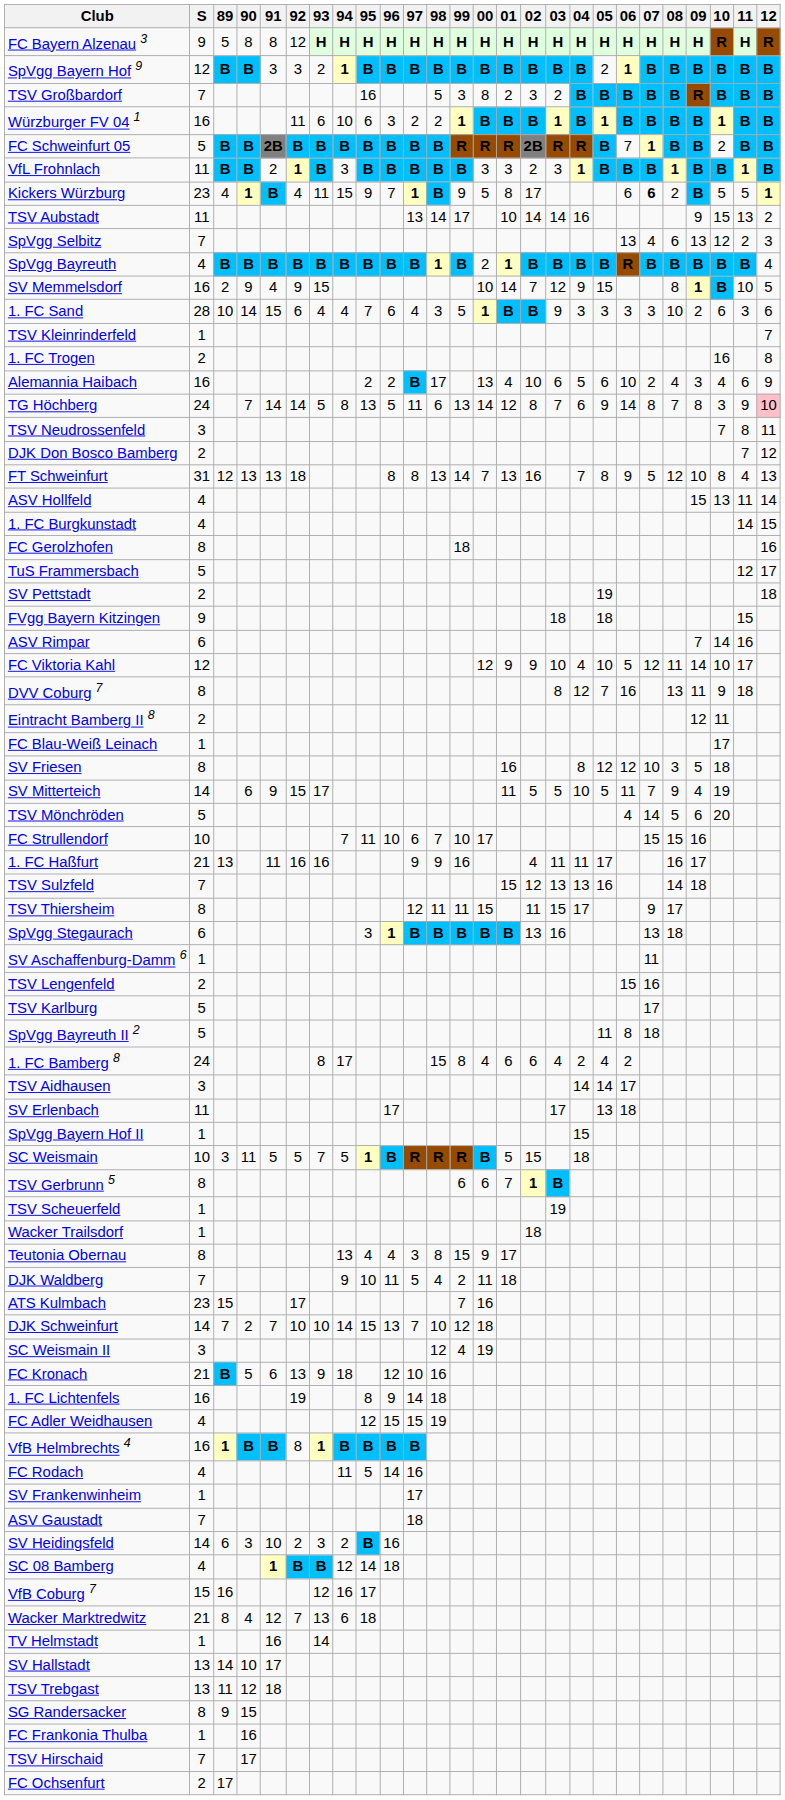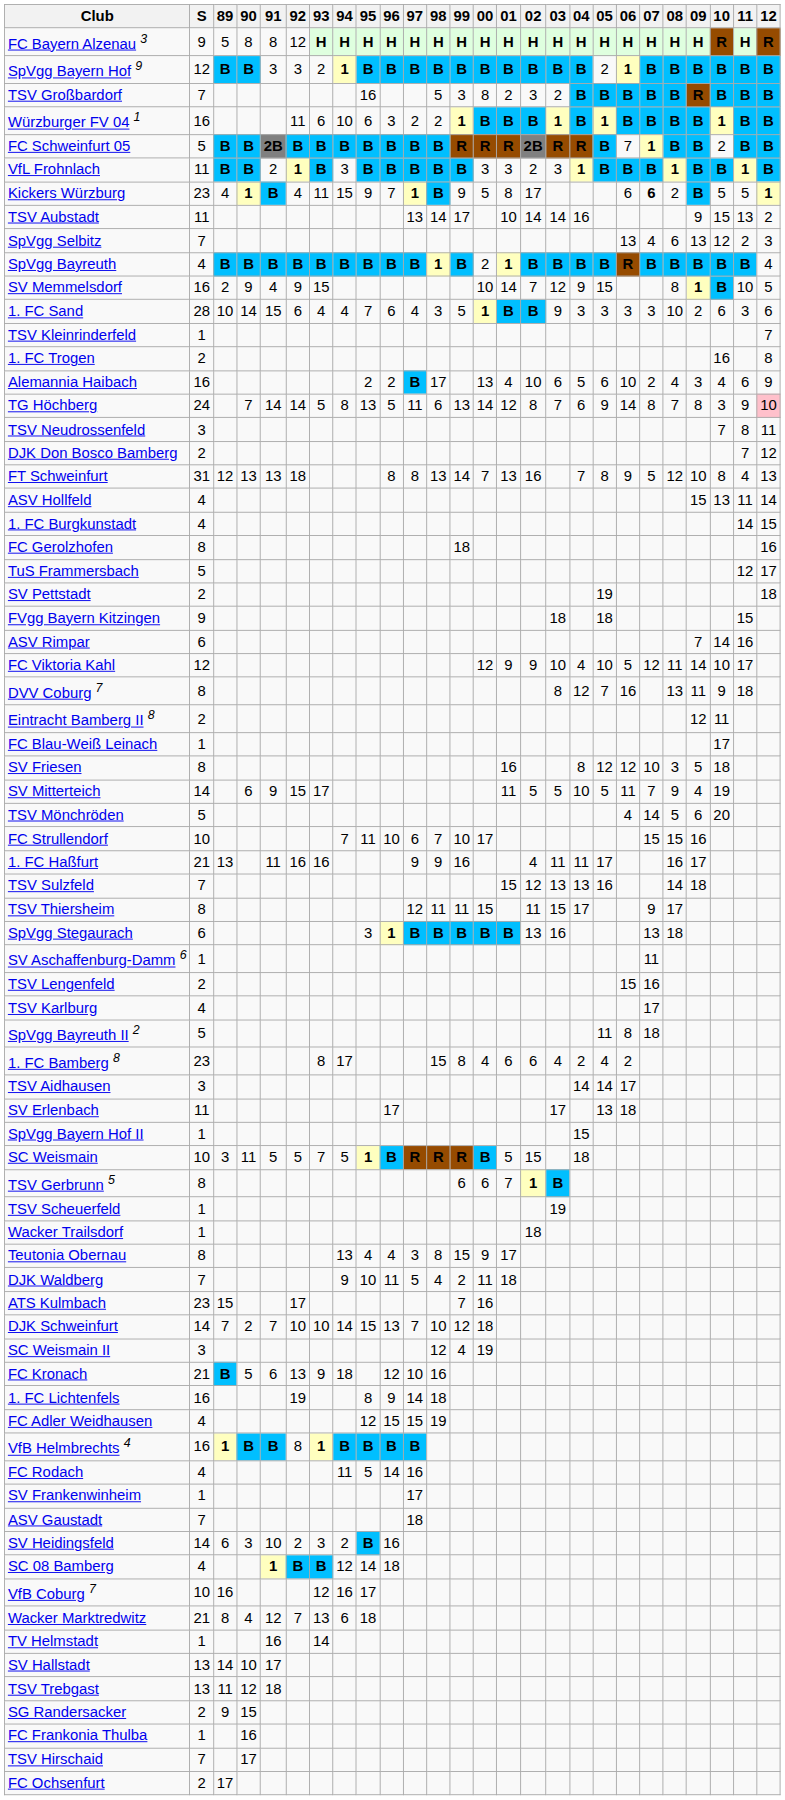(202, 1007) 5 -> (202, 1007) 4
(202, 1061) 24 -> (202, 1061) 23
(202, 1592) 15 -> (202, 1592) 10
(202, 1712) 8 -> (202, 1712) 2
